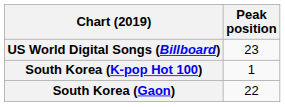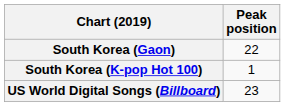rows swapped: (114, 91) <-> (114, 49)
